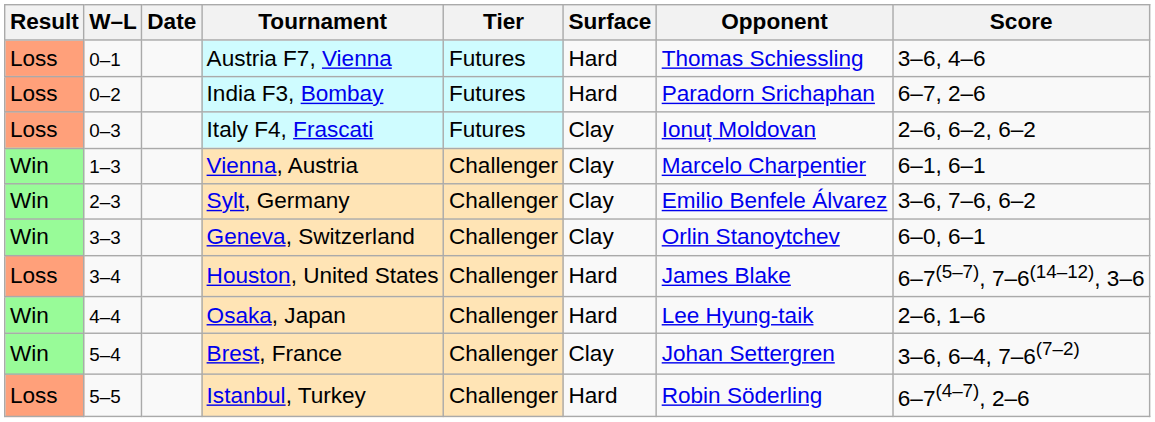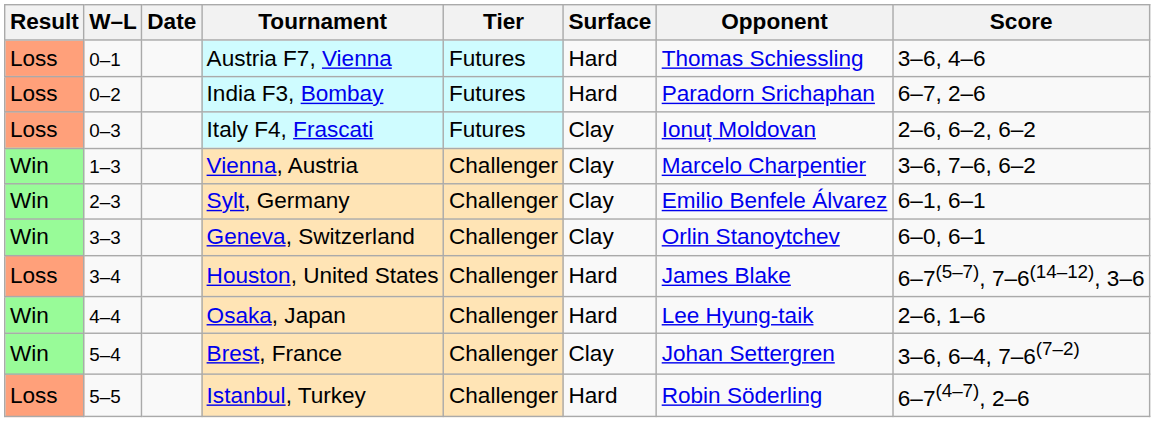(942, 165) 6–1, 6–1 -> (967, 165) 3–6, 7–6, 6–2
(967, 201) 3–6, 7–6, 6–2 -> (942, 201) 6–1, 6–1
